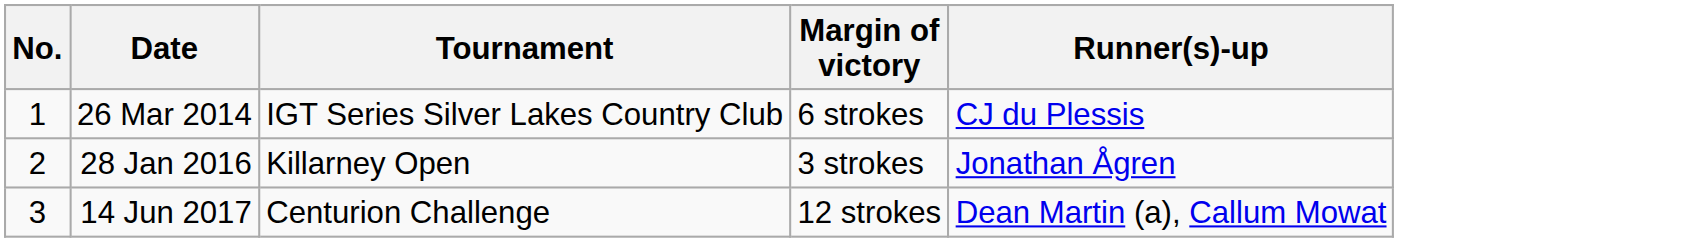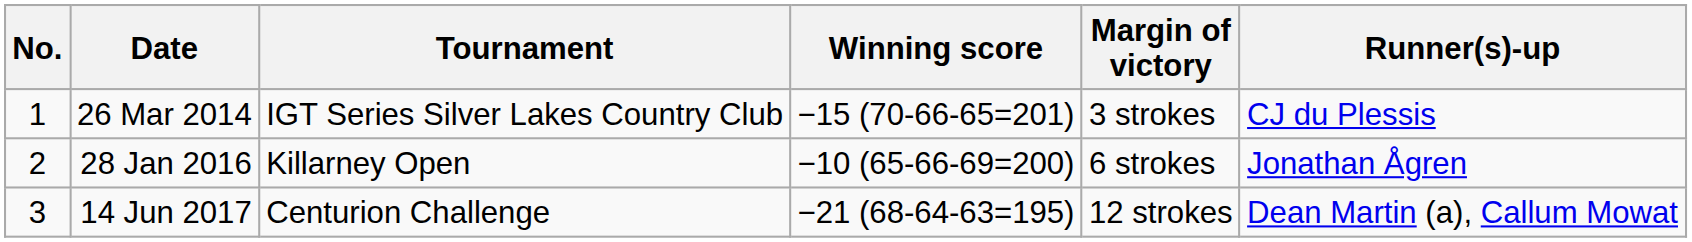+ column: (936, 47)
(861, 114) 6 strokes -> (1152, 114) 3 strokes
(861, 163) 3 strokes -> (1152, 163) 6 strokes
